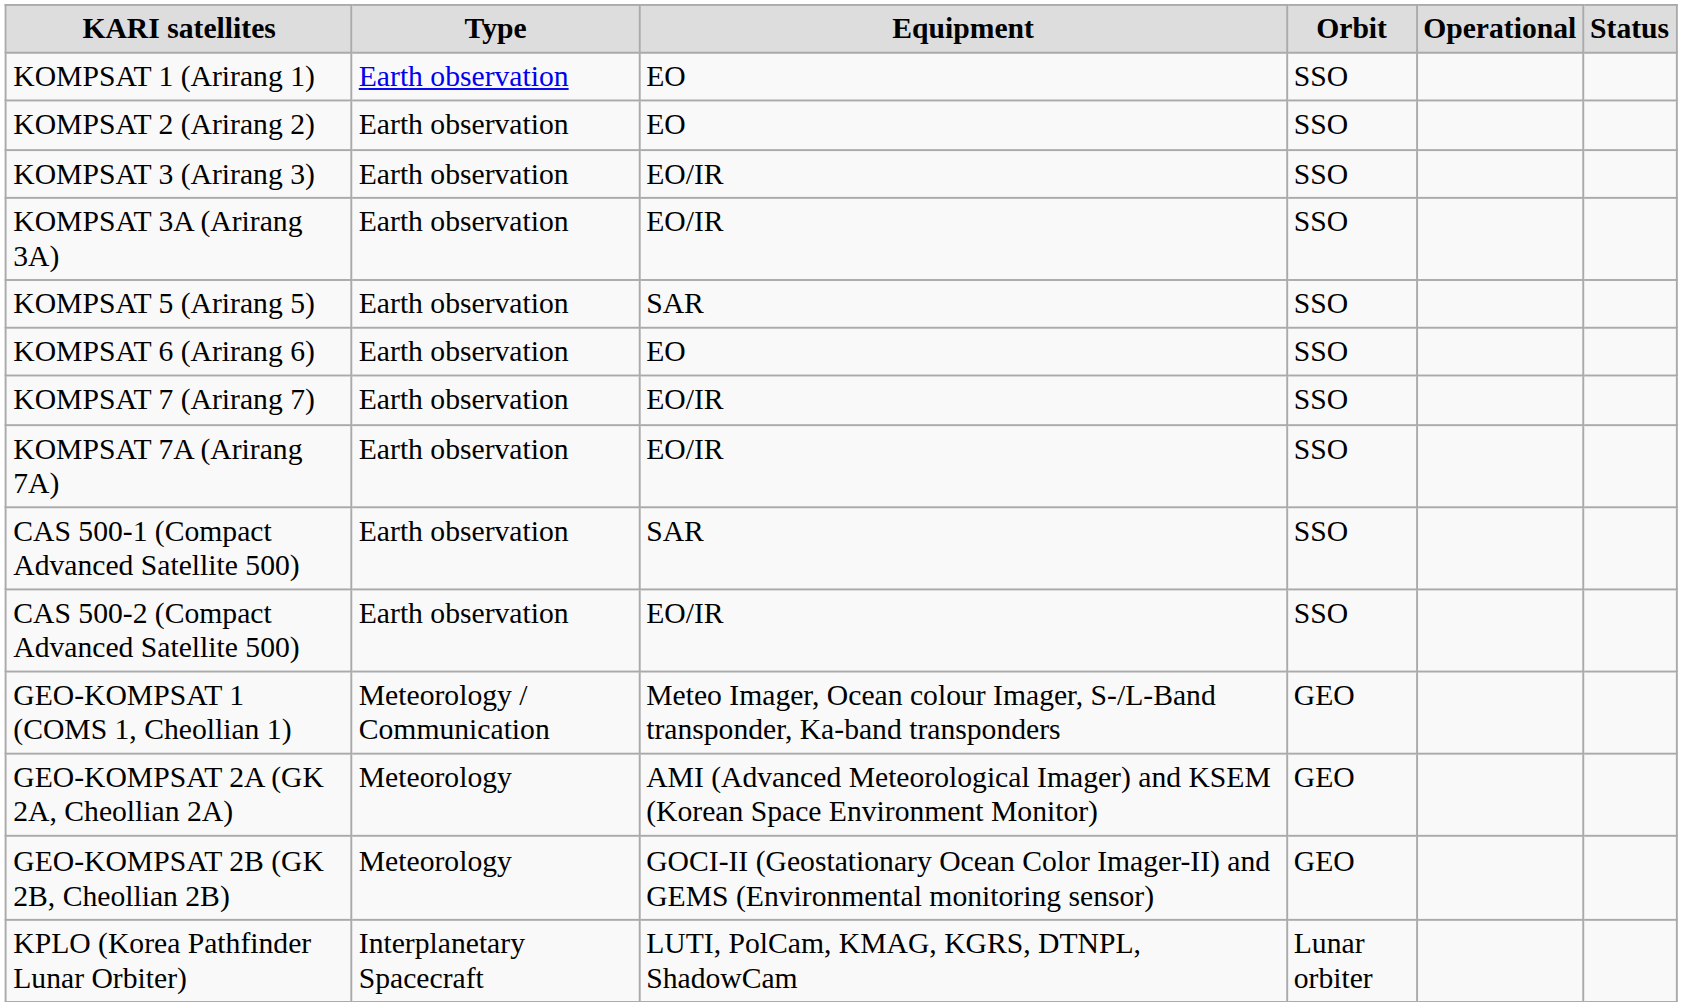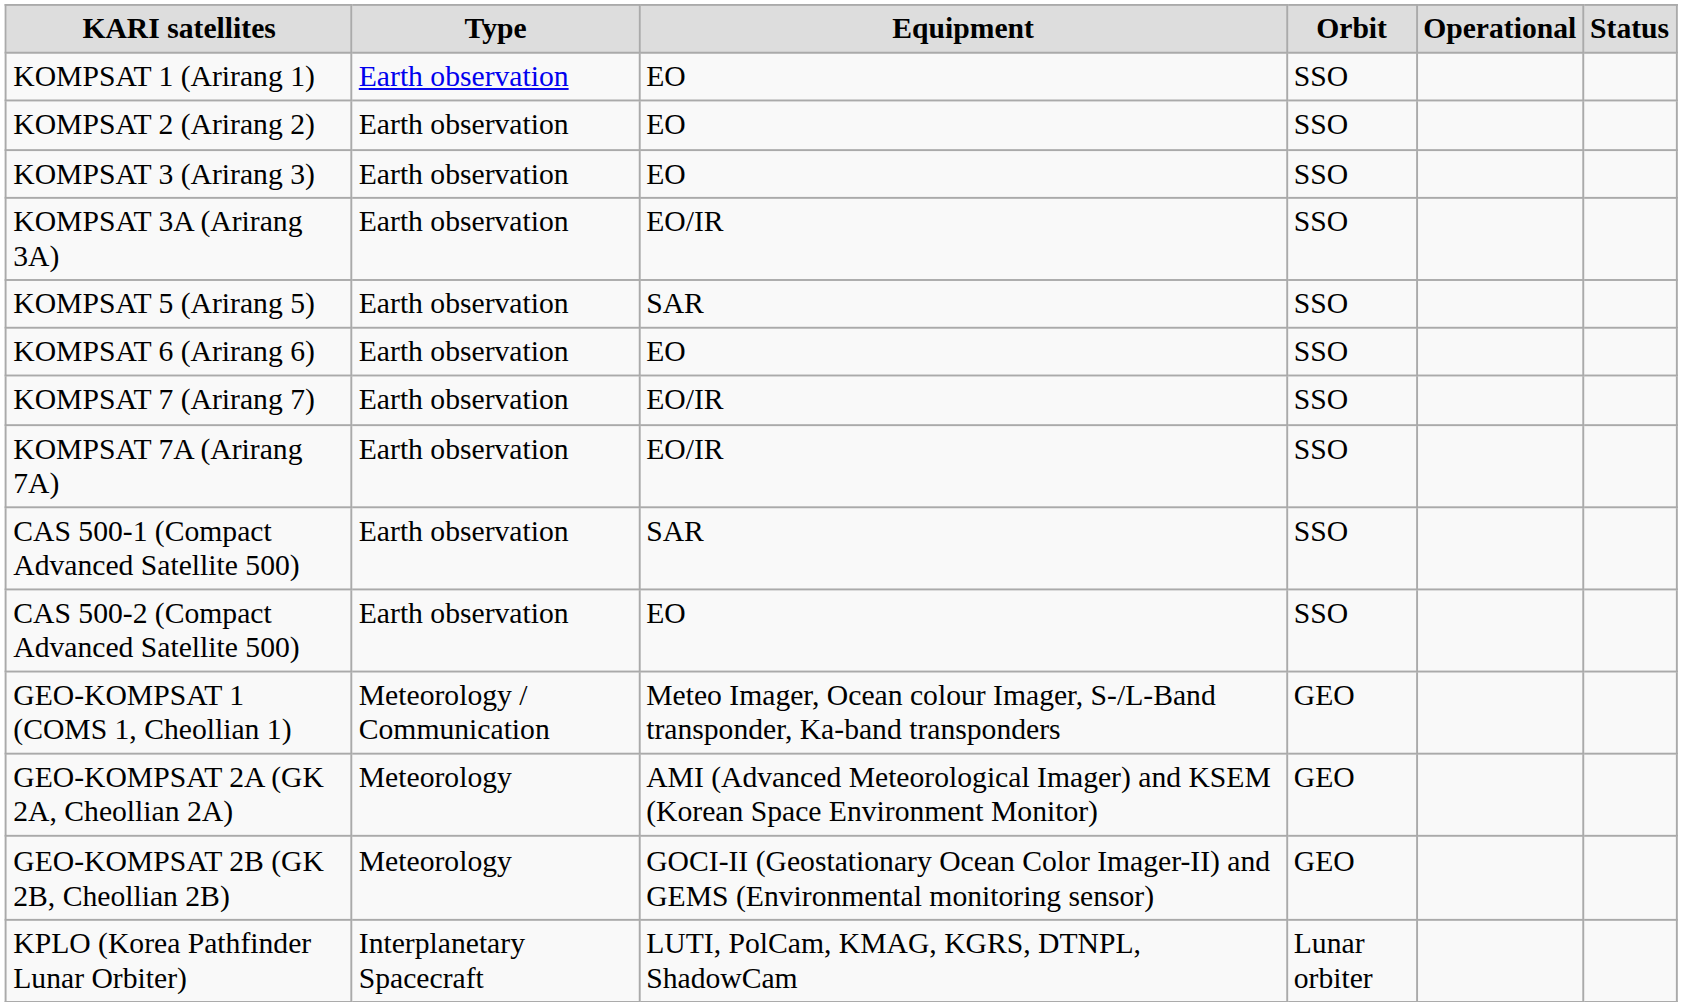(685, 172) EO/IR -> (666, 172) EO
(685, 612) EO/IR -> (666, 612) EO
